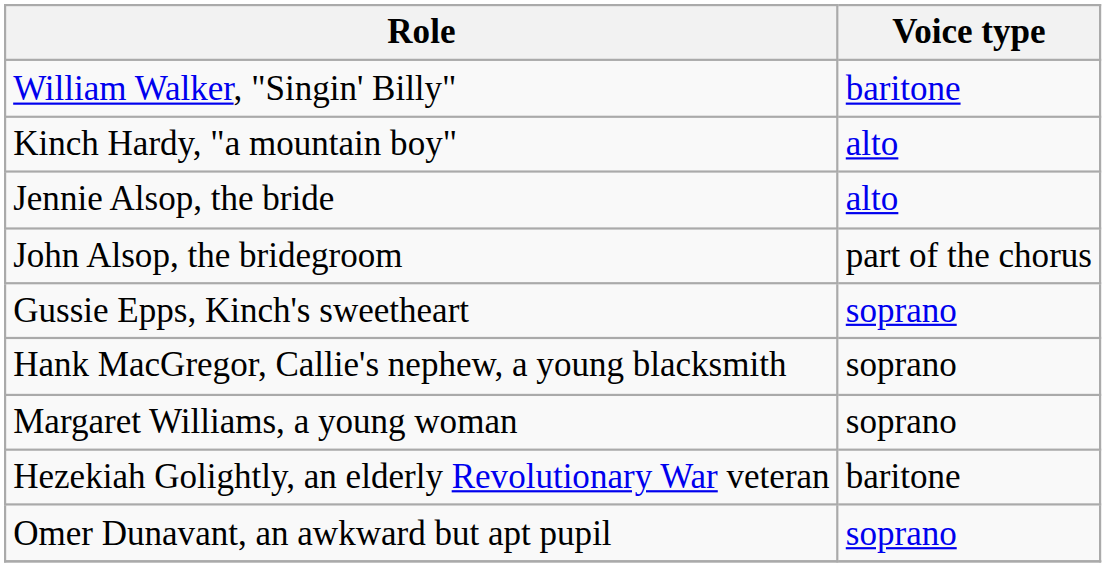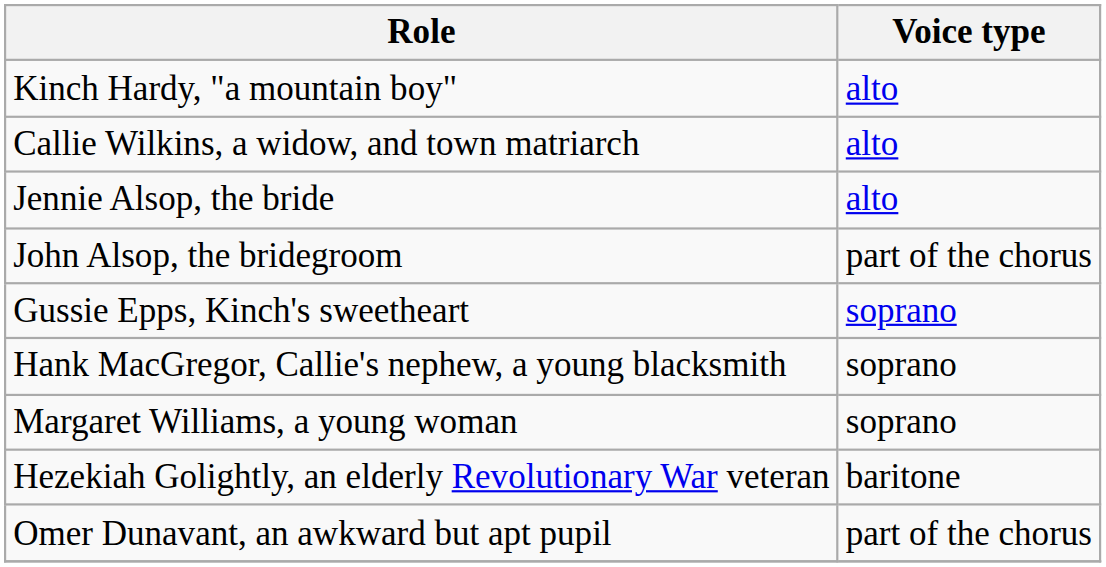- row: (235, 87)
+ row: (326, 143)
(901, 532) soprano -> (969, 532) part of the chorus
